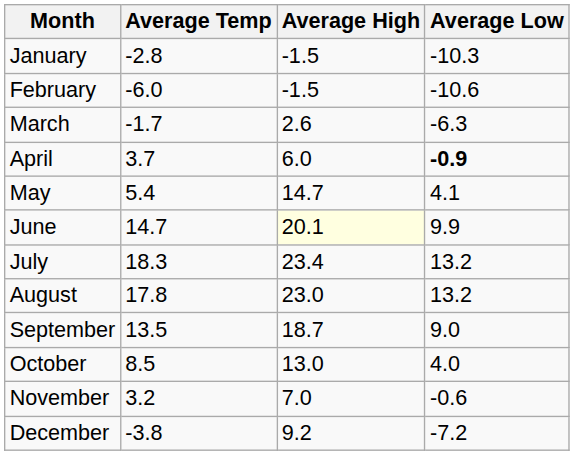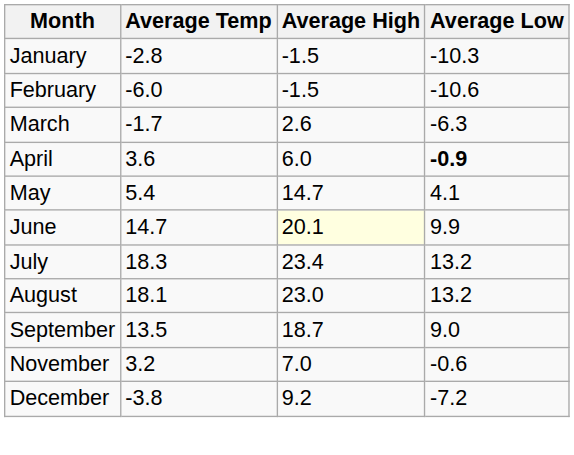(140, 158) 3.7 -> (140, 158) 3.6
(146, 295) 17.8 -> (146, 295) 18.1
- row: (48, 364)
